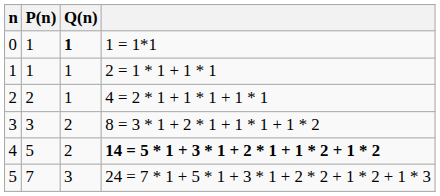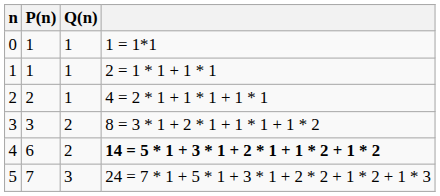(68, 44) bold -> (68, 44) normal
(30, 151) 5 -> (30, 151) 6
